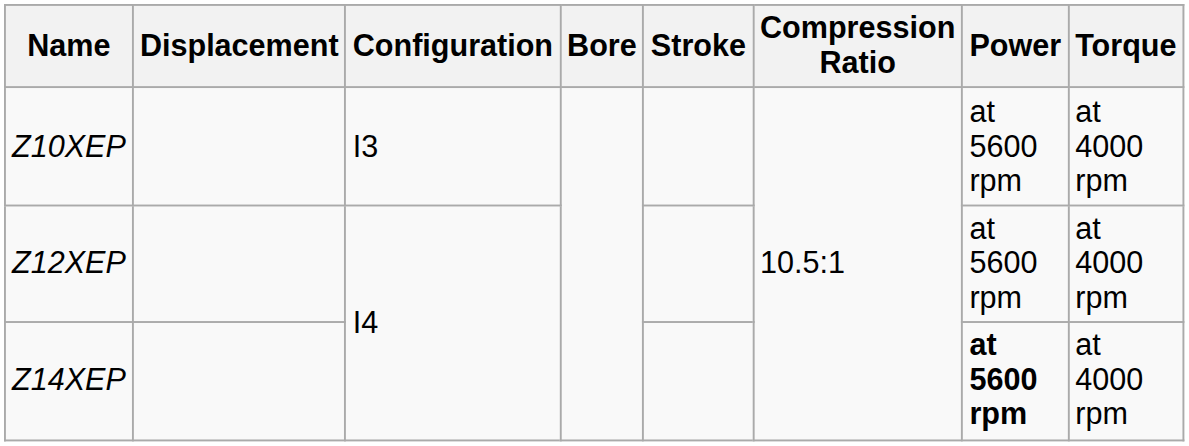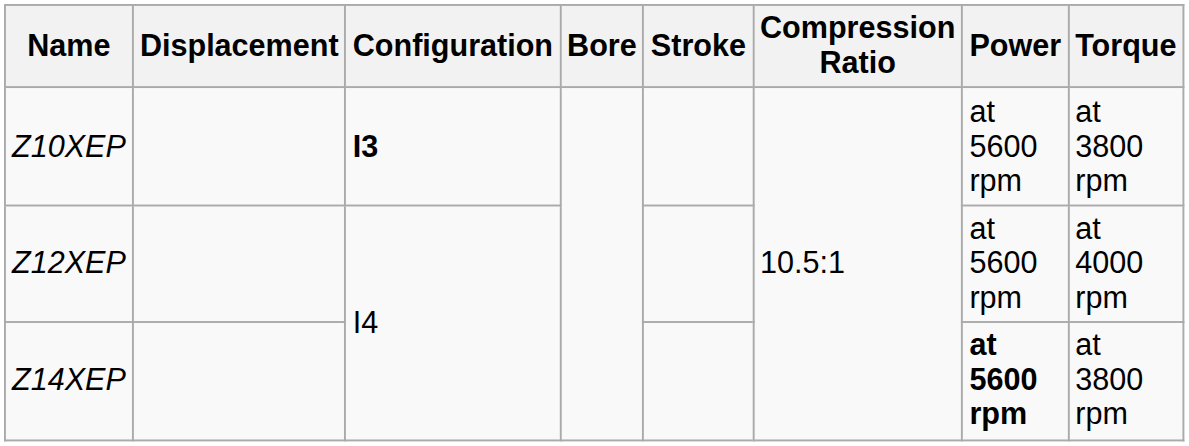(365, 145) normal -> (365, 145) bold
(1109, 145) at 4000 rpm -> (1109, 145) at 3800 rpm
(1109, 380) at 4000 rpm -> (1109, 380) at 3800 rpm
